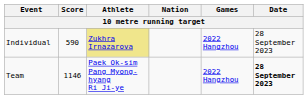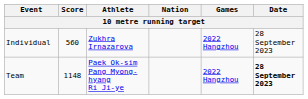(72, 43) 590 -> (72, 43) 560
(111, 43) khaki background -> (111, 43) no background
(72, 76) 1146 -> (72, 76) 1148
